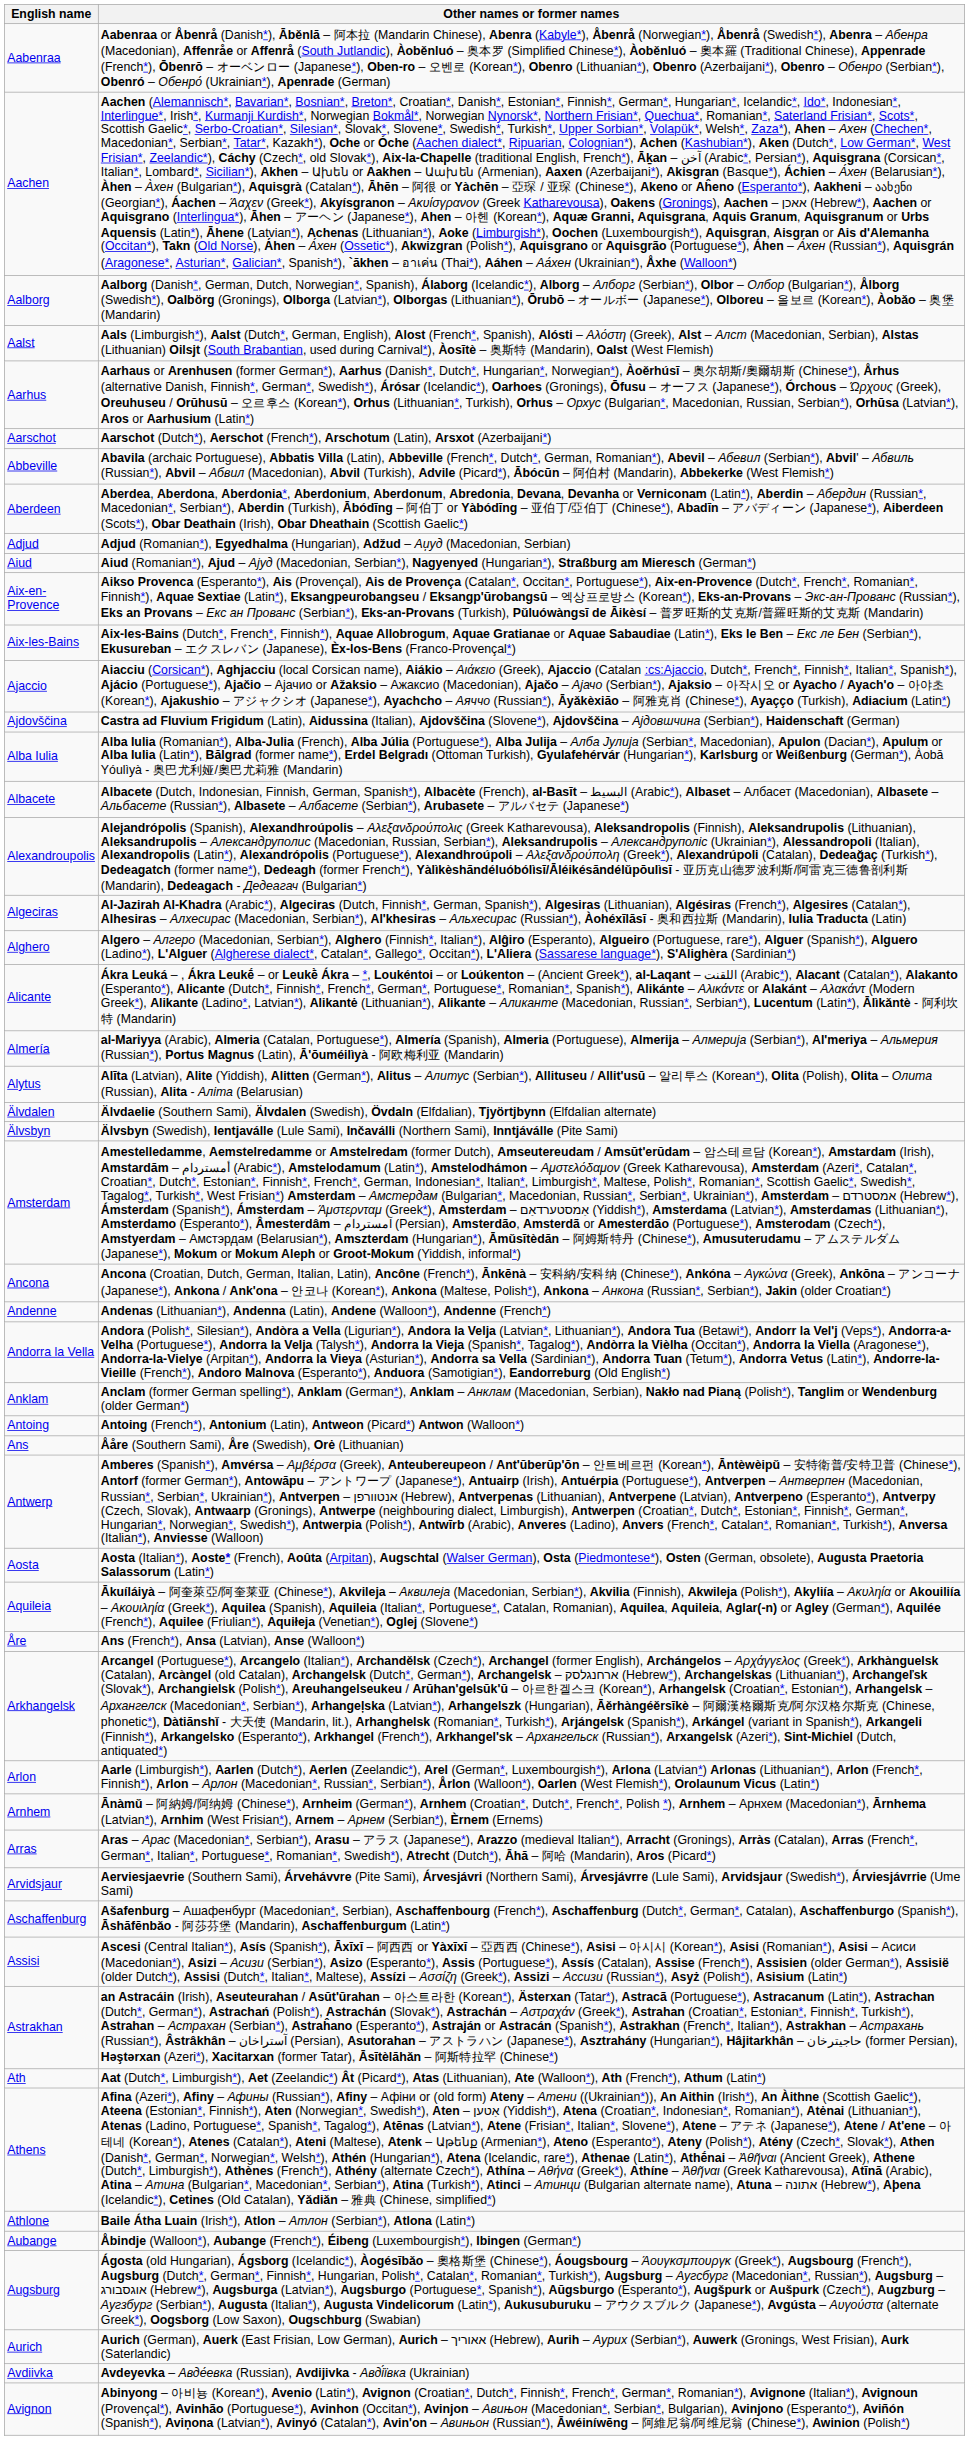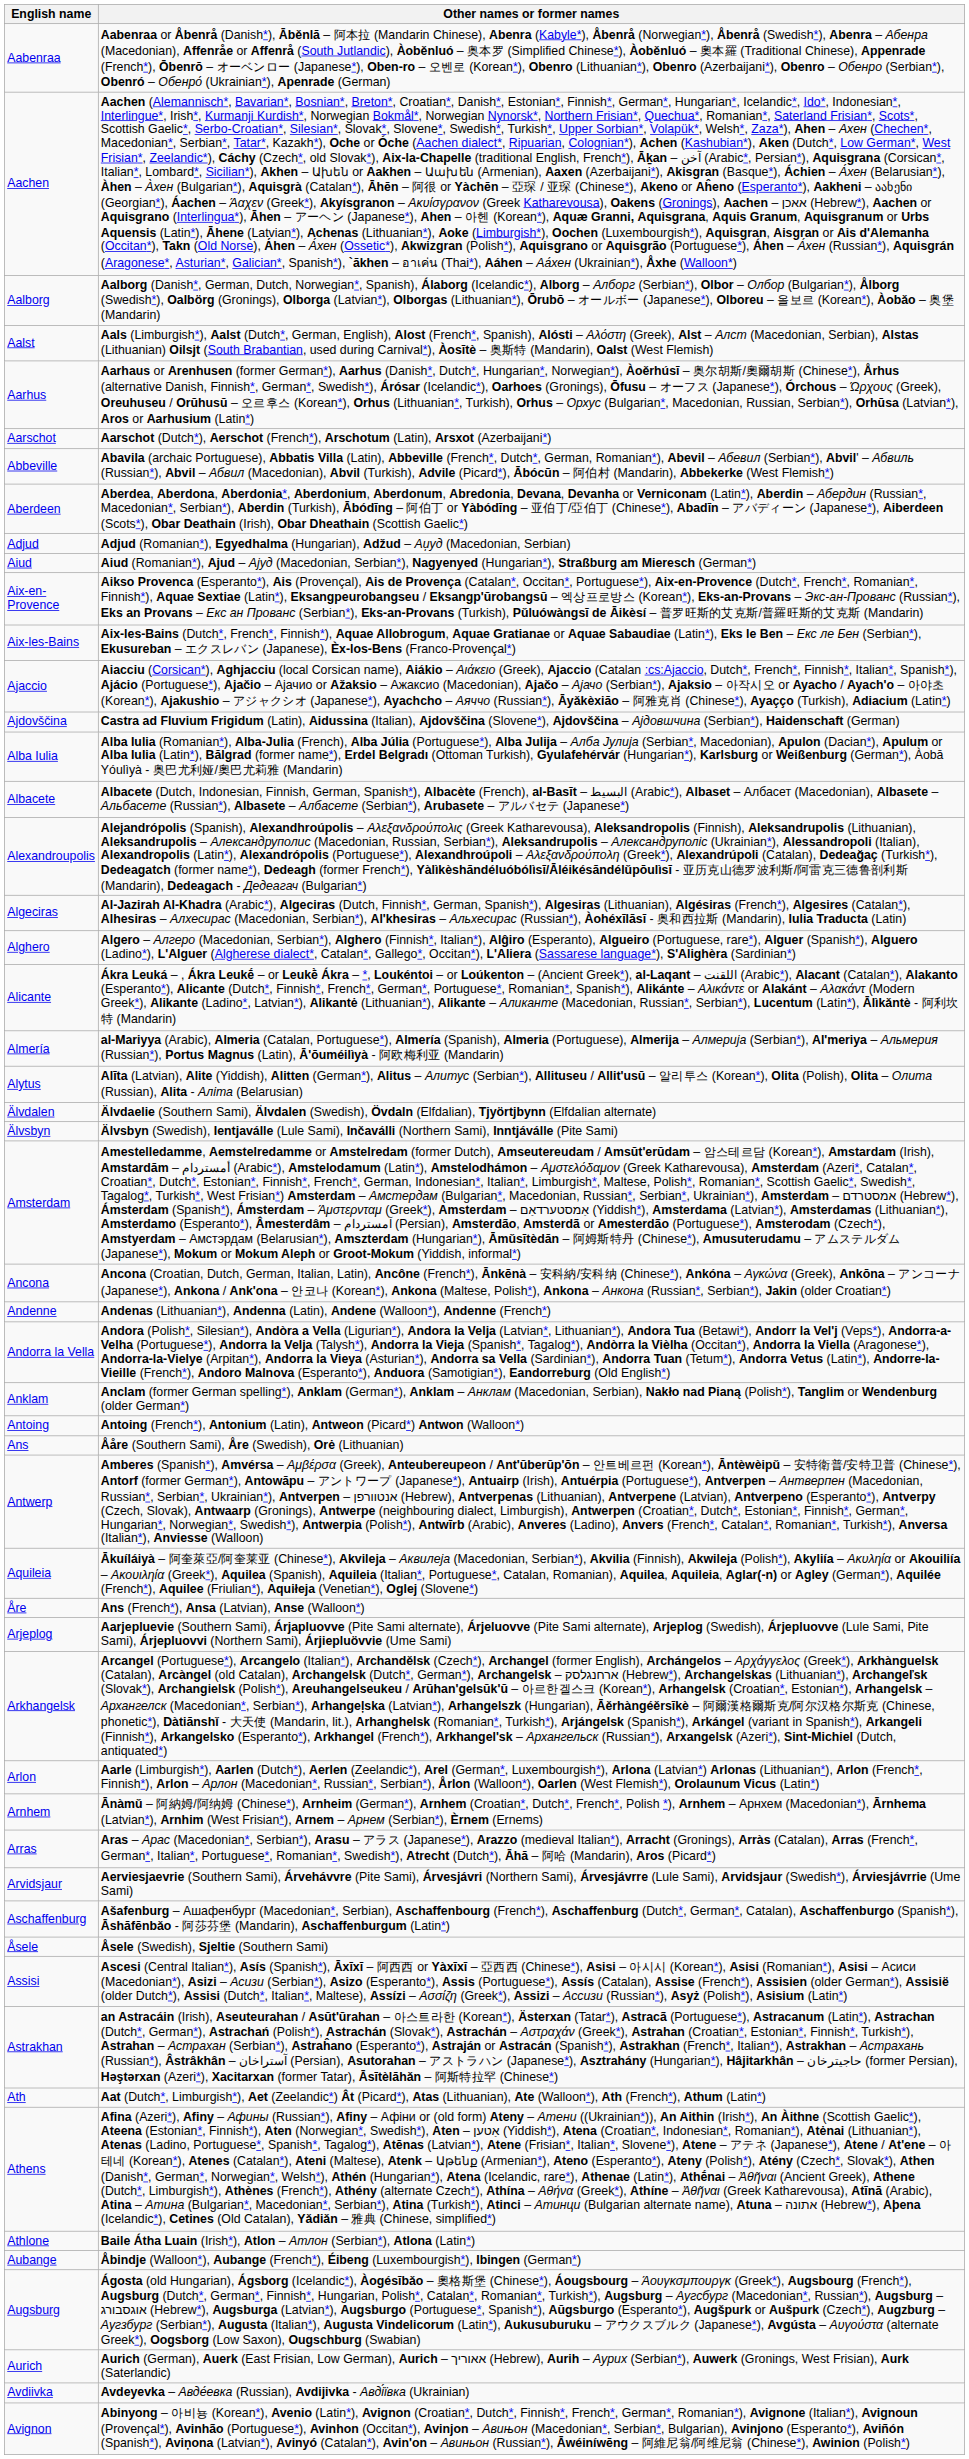- row: (23, 1565)
+ row: (30, 1634)
+ row: (23, 1946)
